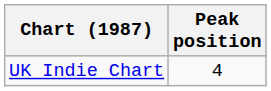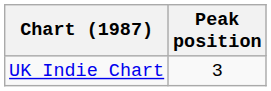(217, 71) 4 -> (217, 71) 3
